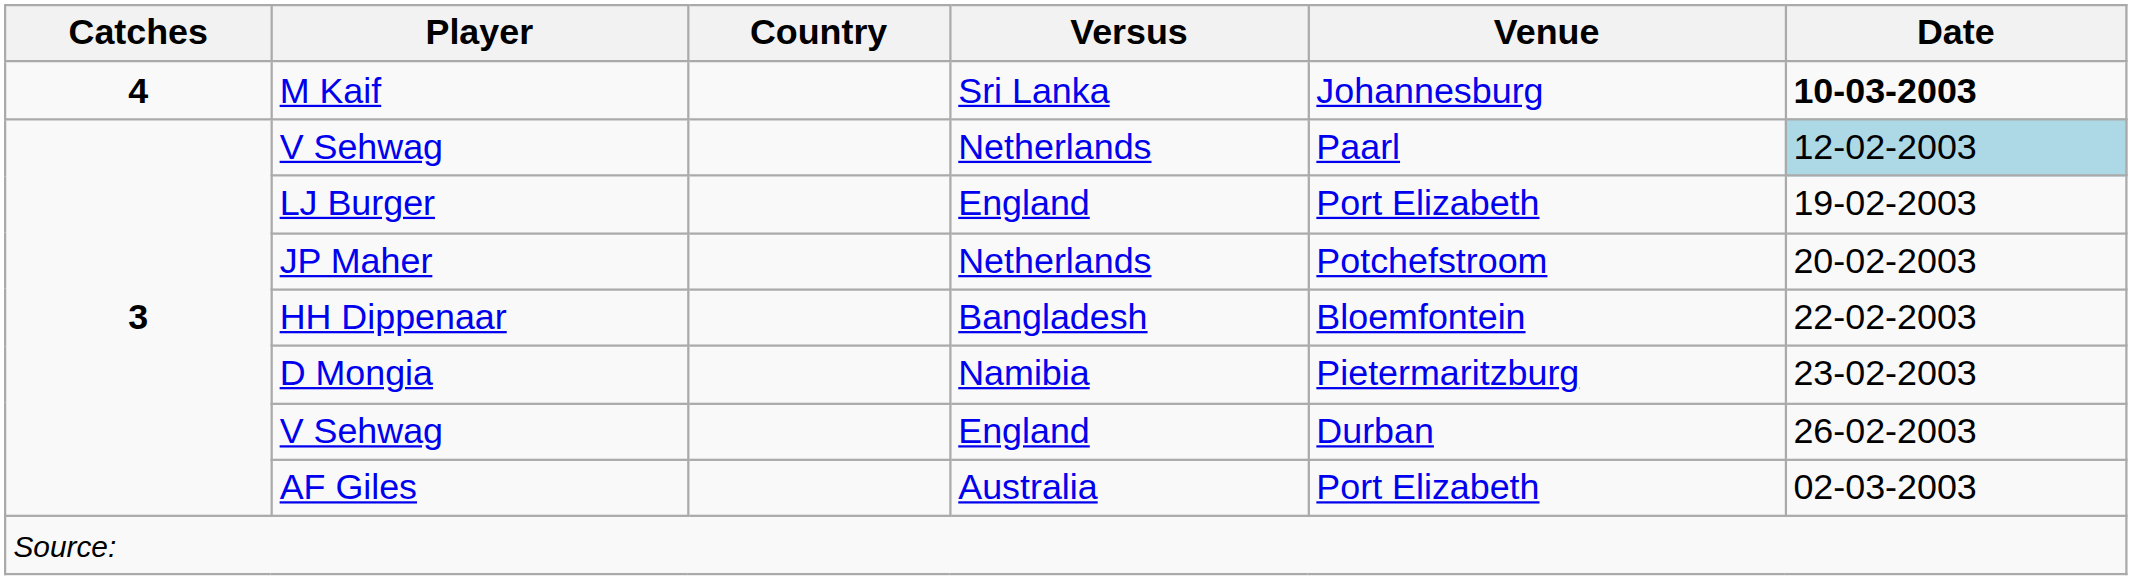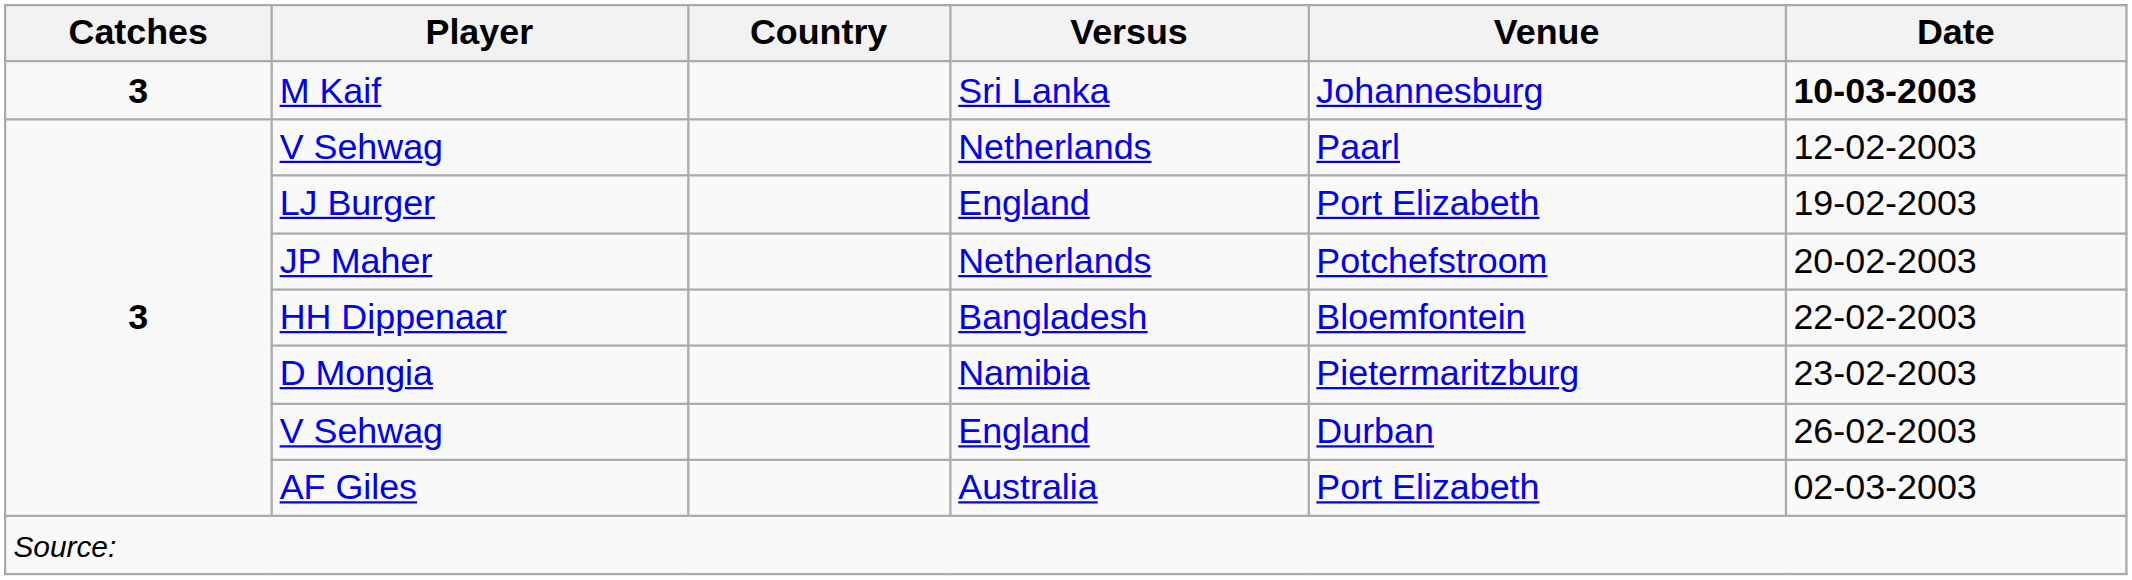(138, 89) 4 -> (138, 89) 3
(1885, 146) lightblue background -> (1885, 146) no background
